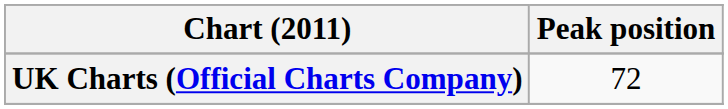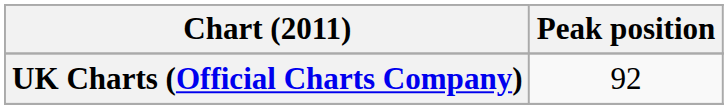(626, 78) 72 -> (626, 78) 92
